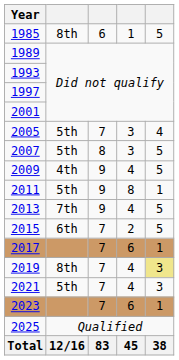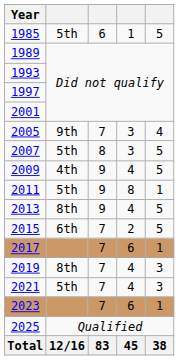(67, 34) 8th -> (67, 34) 5th
(67, 131) 5th -> (67, 131) 9th
(67, 209) 7th -> (67, 209) 8th
(160, 268) khaki background -> (160, 268) no background
